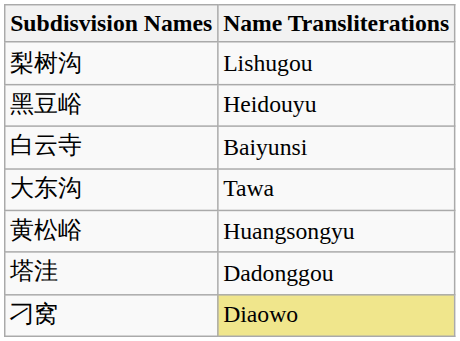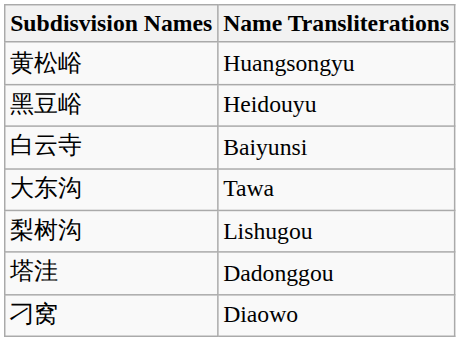rows swapped: (46, 230) <-> (46, 62)
(261, 315) khaki background -> (261, 315) no background
